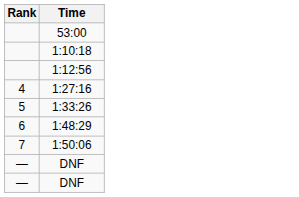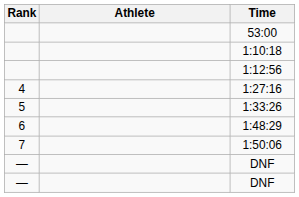+ column: (135, 13)
